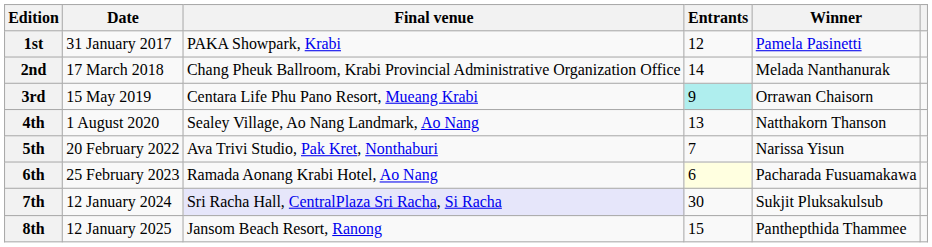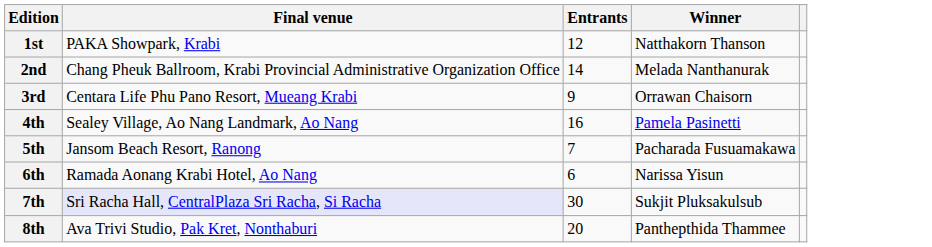- column: (123, 17)
(809, 44) Pamela Pasinetti -> (700, 44) Natthakorn Thanson
(692, 96) paleturquoise background -> (571, 96) no background
(696, 123) 13 -> (575, 123) 16
(821, 123) Natthakorn Thanson -> (688, 123) Pamela Pasinetti
(312, 149) Ava Trivi Studio, Pak Kret, Nonthaburi -> (164, 149) Jansom Beach Resort, Ranong
(800, 149) Narissa Yisun -> (715, 149) Pacharada Fusuamakawa
(692, 175) lightyellow background -> (571, 175) no background
(836, 175) Pacharada Fusuamakawa -> (679, 175) Narissa Yisun
(284, 228) Jansom Beach Resort, Ranong -> (192, 228) Ava Trivi Studio, Pak Kret, Nonthaburi
(696, 228) 15 -> (575, 228) 20
